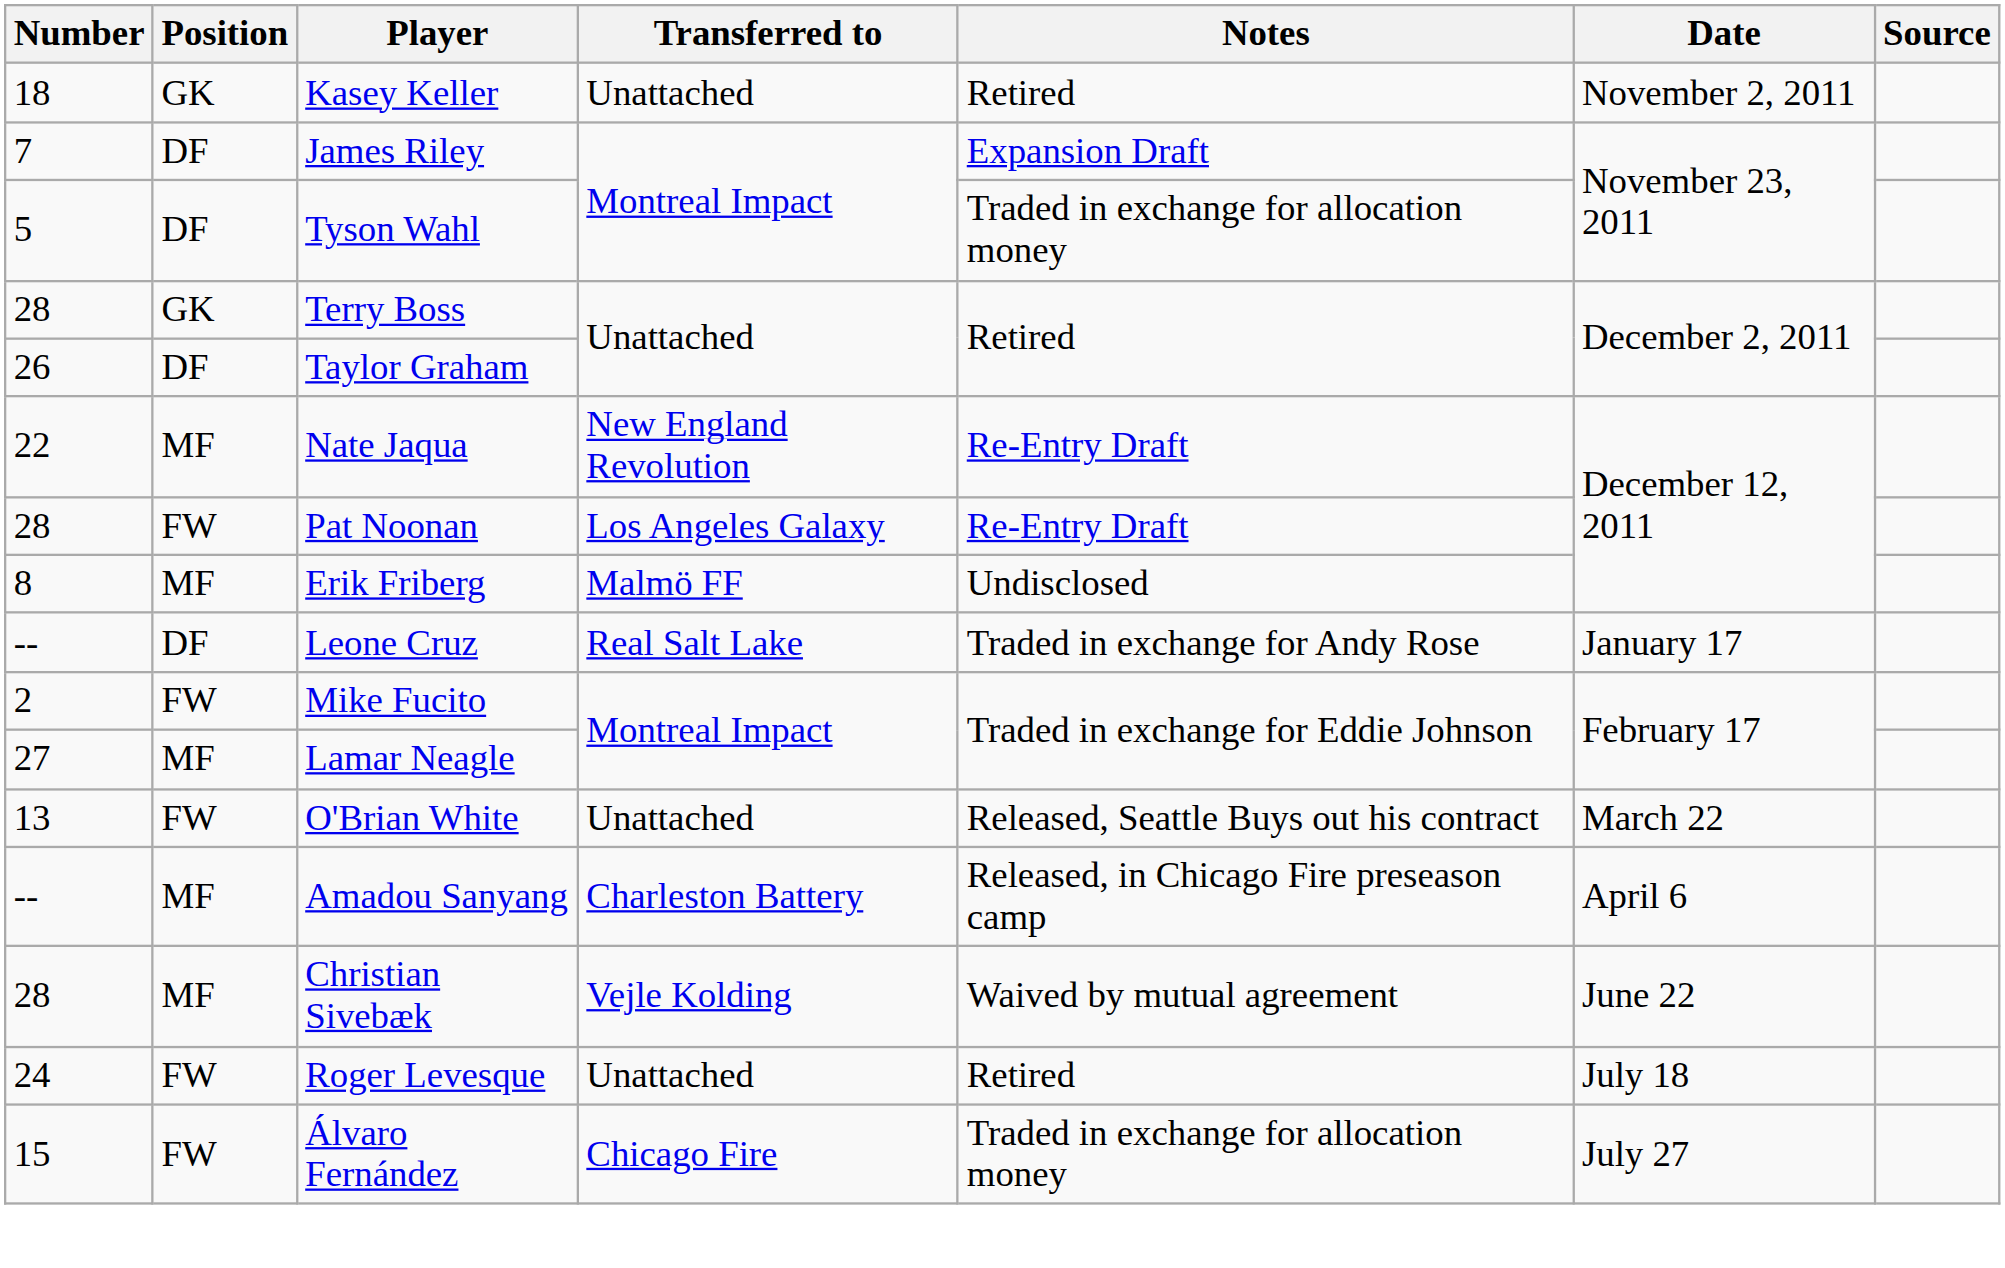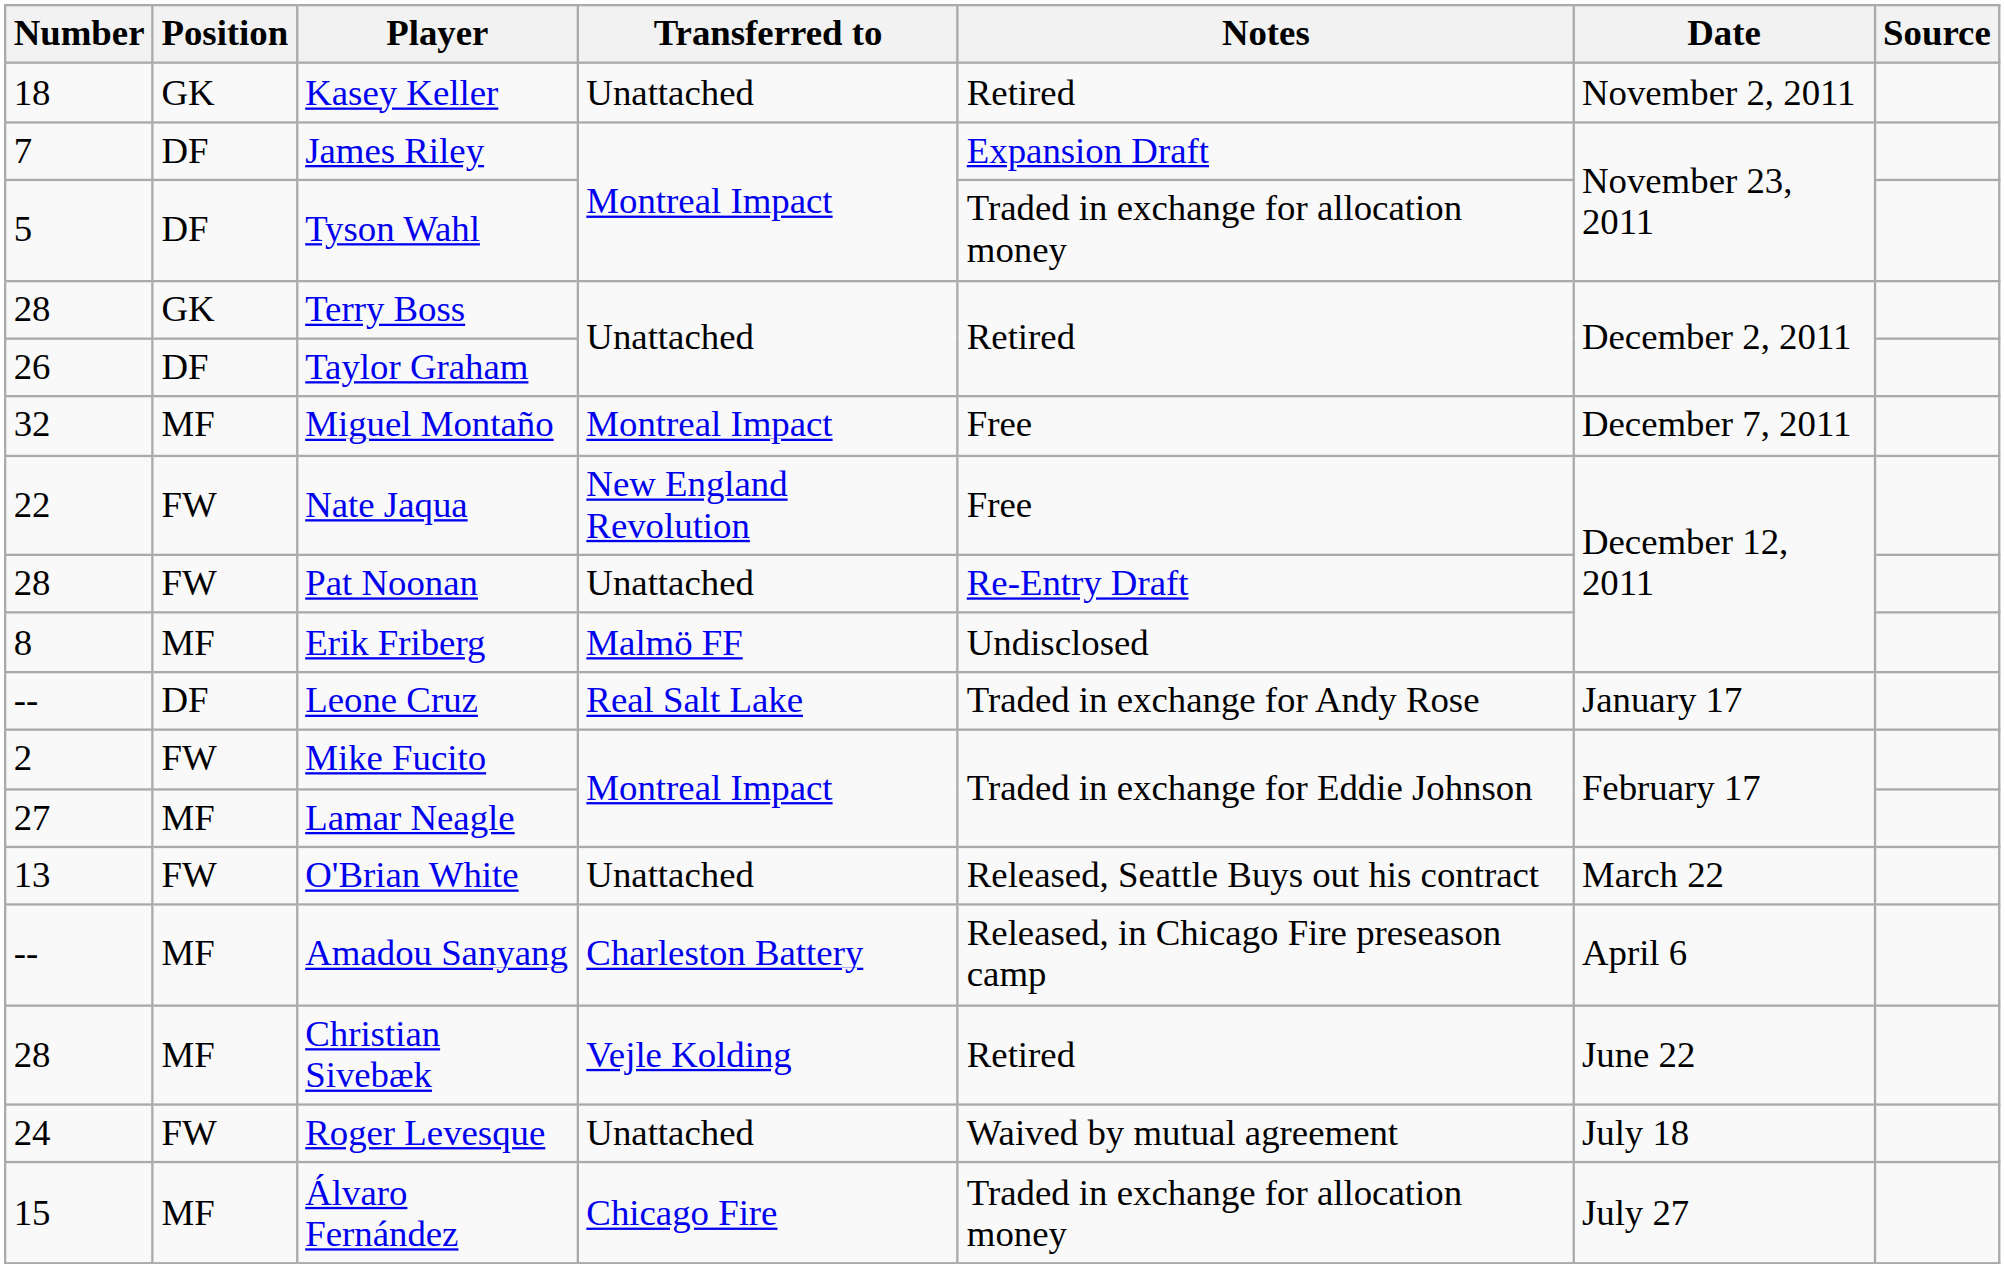+ row: (429, 425)
(188, 445) MF -> (189, 504) FW
(1078, 445) Re-Entry Draft -> (999, 504) Free
(736, 525) Los Angeles Galaxy -> (670, 583) Unattached
(1182, 995) Waived by mutual agreement -> (1021, 1054) Retired
(1021, 1074) Retired -> (1182, 1133) Waived by mutual agreement
(189, 1153) FW -> (188, 1212) MF
